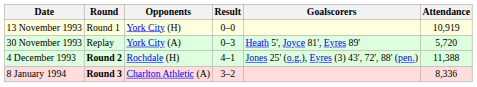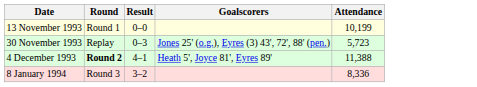- column: (168, 12)
(446, 27) 10,919 -> (358, 27) 10,199
(303, 43) Heath 5', Joyce 81', Eyres 89' -> (244, 43) Jones 25' (o.g.), Eyres (3) 43', 72', 88' (pen.)
(446, 43) 5,720 -> (358, 43) 5,723
(332, 58) Jones 25' (o.g.), Eyres (3) 43', 72', 88' (pen.) -> (215, 58) Heath 5', Joyce 81', Eyres 89'
(104, 74) bold -> (103, 74) normal
